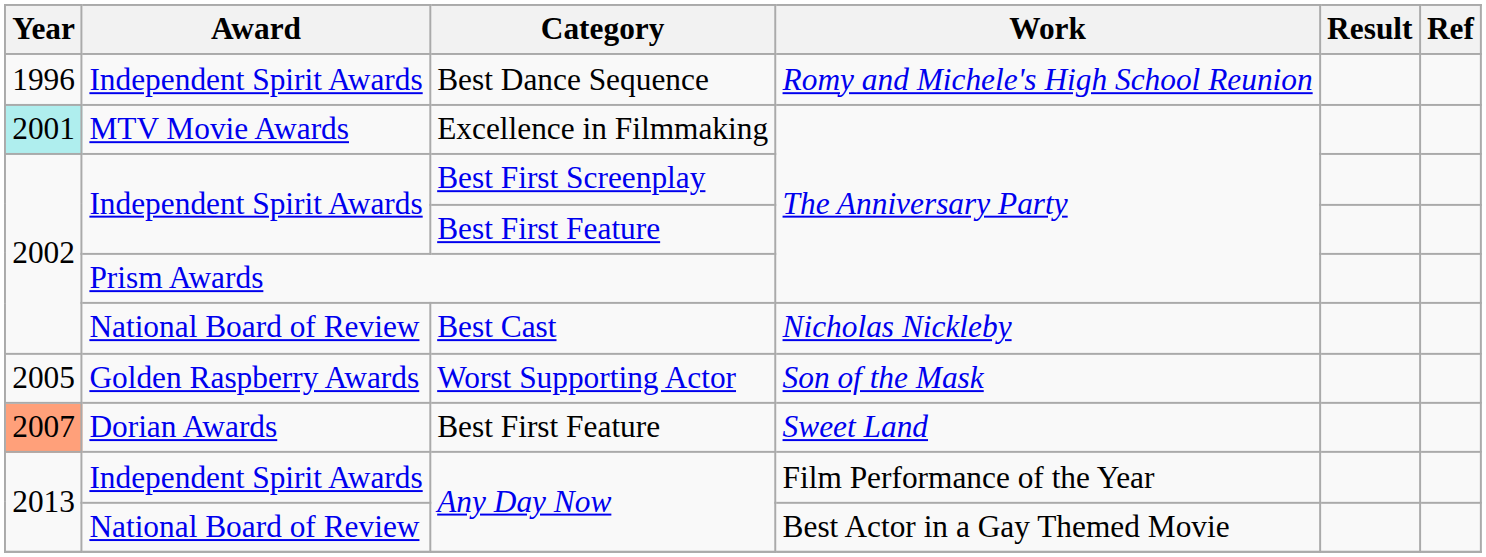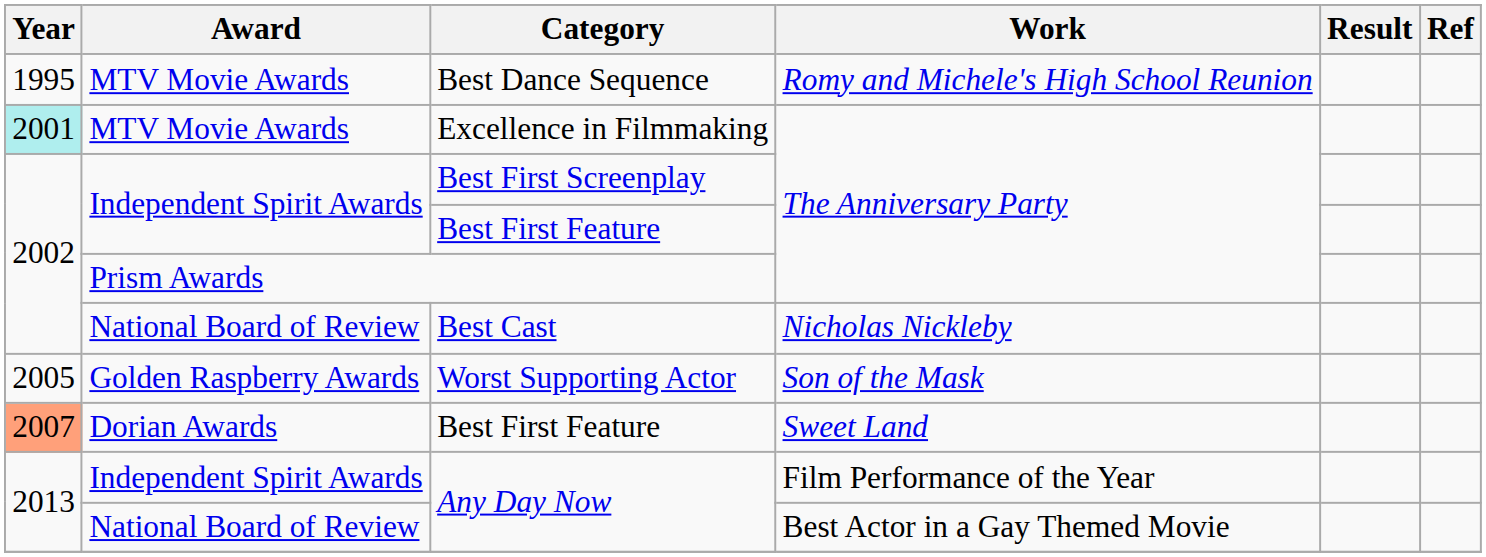(44, 79) 1996 -> (44, 79) 1995
(256, 79) Independent Spirit Awards -> (219, 79) MTV Movie Awards
